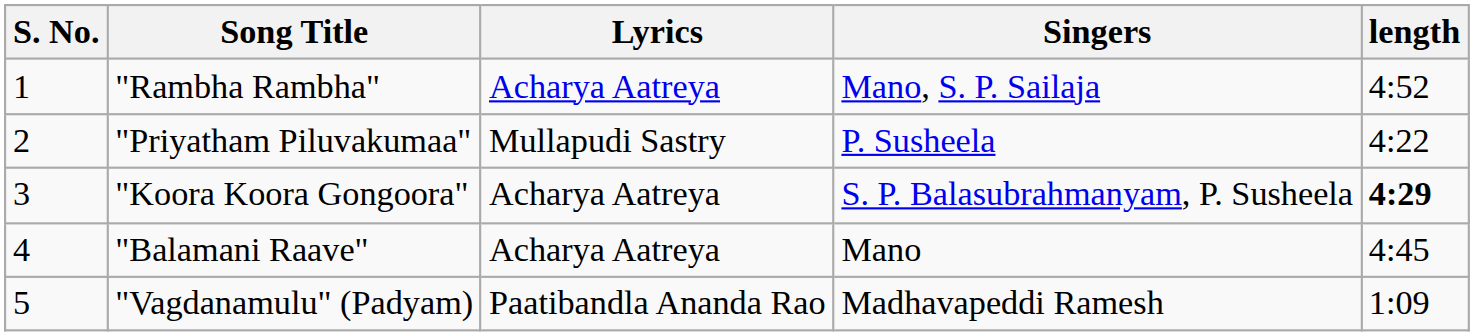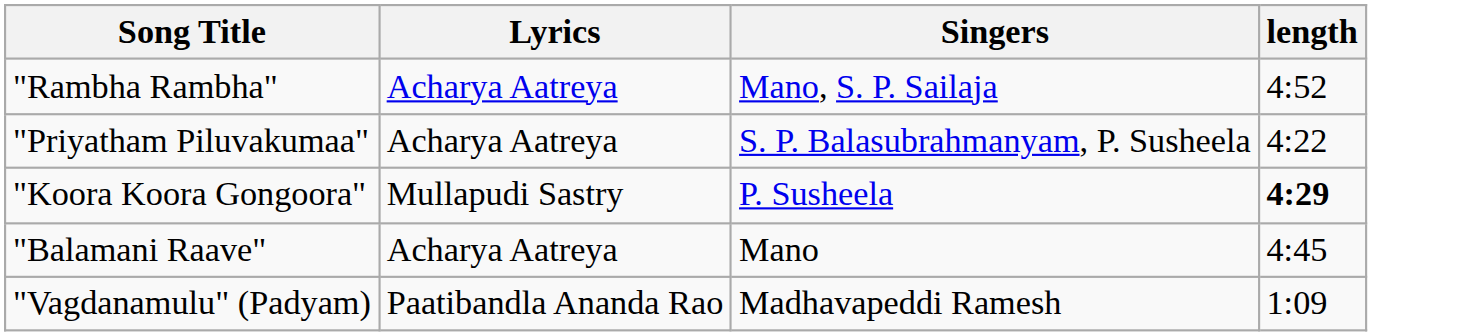- column: (56, 31)
(607, 140) Mullapudi Sastry -> (502, 140) Acharya Aatreya
(918, 140) P. Susheela -> (995, 140) S. P. Balasubrahmanyam, P. Susheela
(605, 194) Acharya Aatreya -> (505, 194) Mullapudi Sastry
(1097, 194) S. P. Balasubrahmanyam, P. Susheela -> (816, 194) P. Susheela
